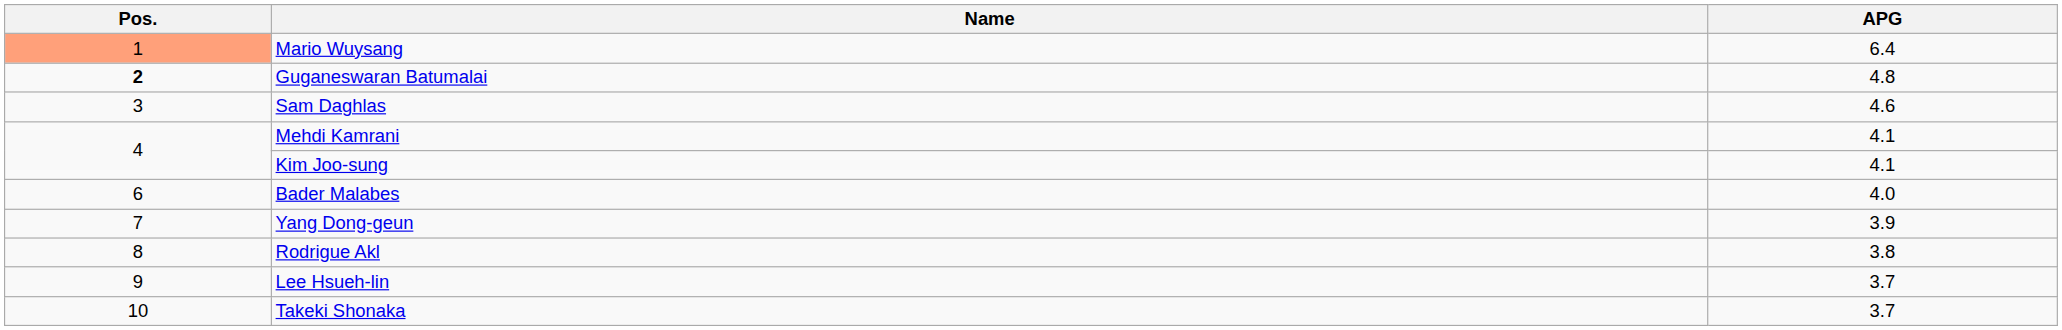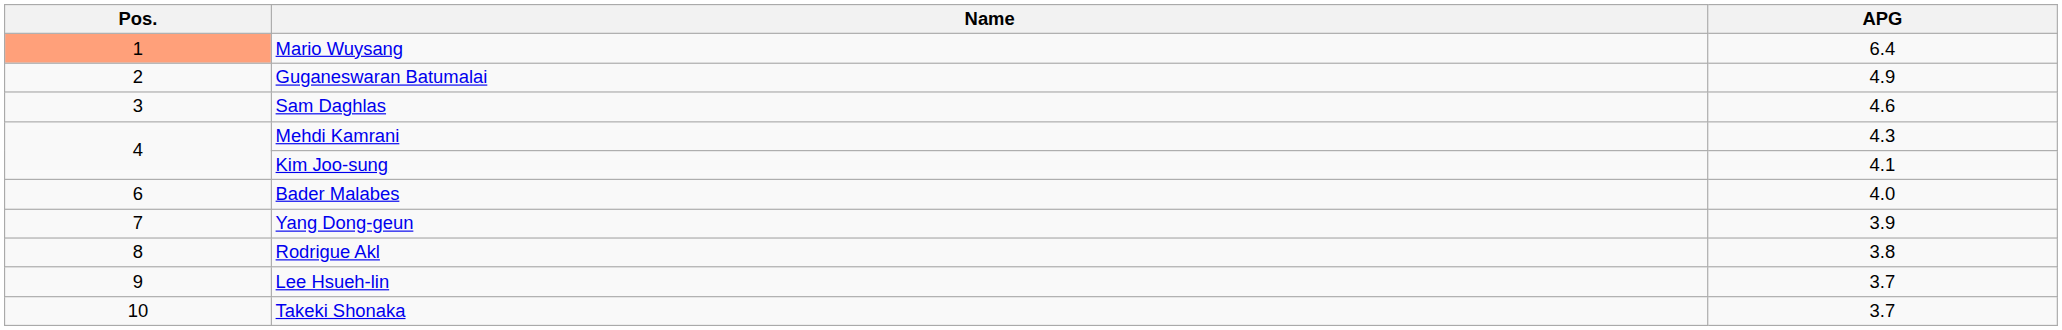(138, 77) bold -> (138, 77) normal
(1882, 77) 4.8 -> (1882, 77) 4.9
(1882, 135) 4.1 -> (1882, 135) 4.3
